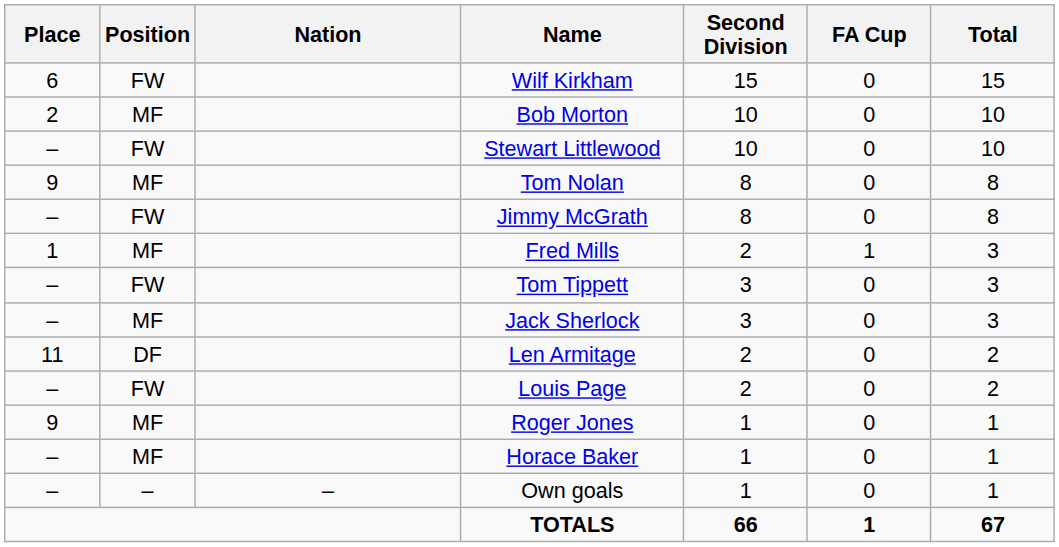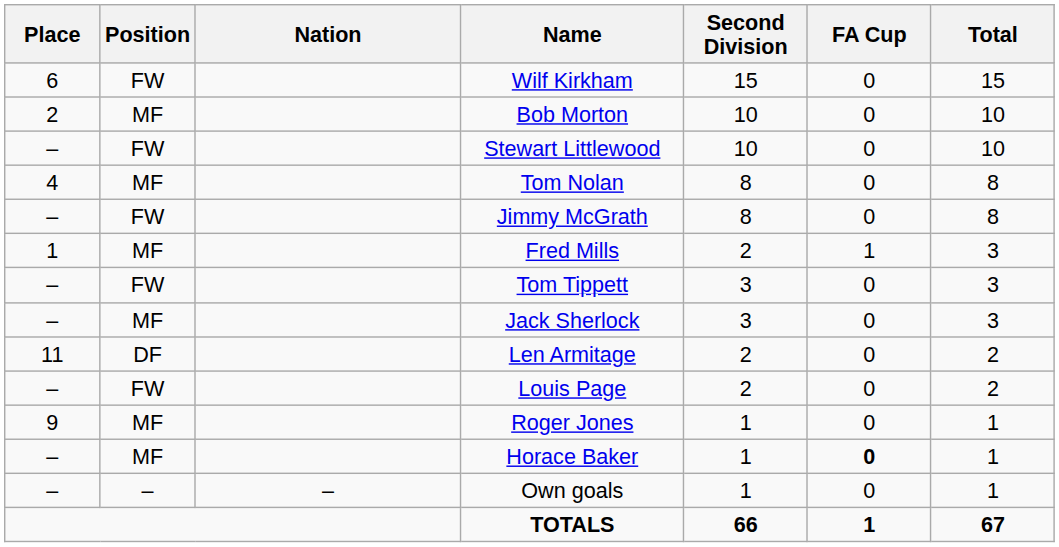(52, 183) 9 -> (52, 183) 4
(869, 456) normal -> (869, 456) bold
